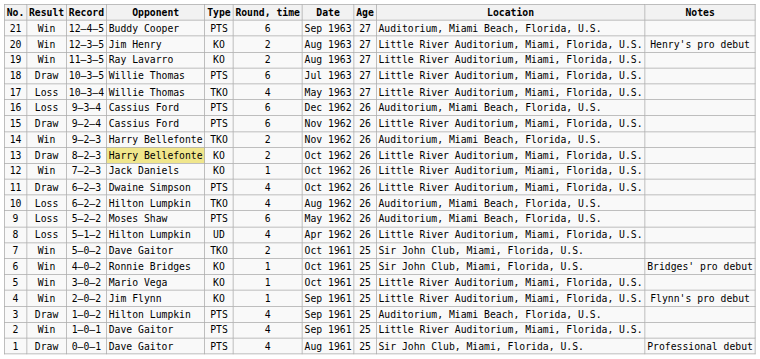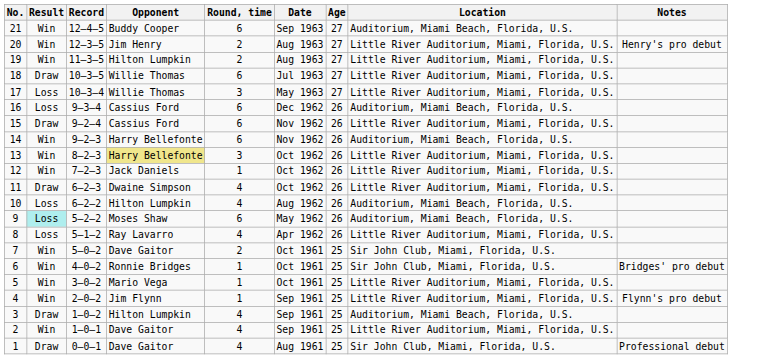- column: (219, 12)
(141, 60) Ray Lavarro -> (150, 60) Hilton Lumpkin
(268, 92) 4 -> (240, 92) 3
(268, 139) 2 -> (240, 139) 6
(47, 155) Draw -> (47, 155) Win
(268, 155) 2 -> (240, 155) 3
(47, 219) no background -> (47, 219) paleturquoise background
(150, 235) Hilton Lumpkin -> (141, 235) Ray Lavarro
